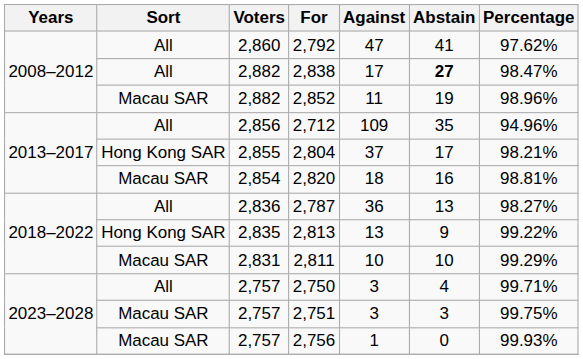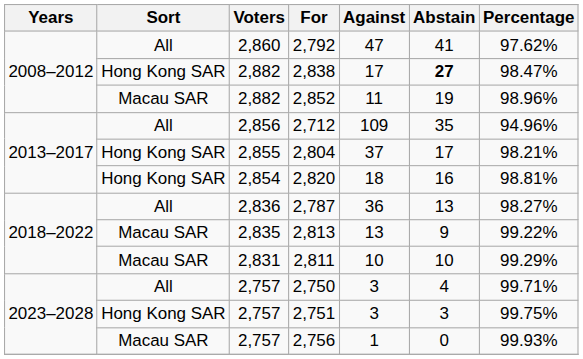(163, 71) All -> (163, 71) Hong Kong SAR
(163, 179) Macau SAR -> (163, 179) Hong Kong SAR
(163, 233) Hong Kong SAR -> (163, 233) Macau SAR
(163, 313) Macau SAR -> (163, 313) Hong Kong SAR
